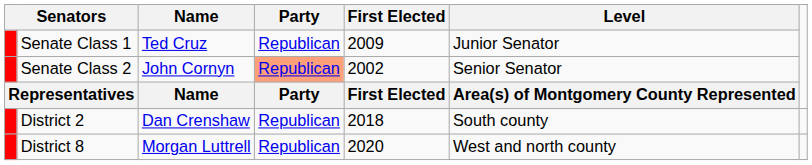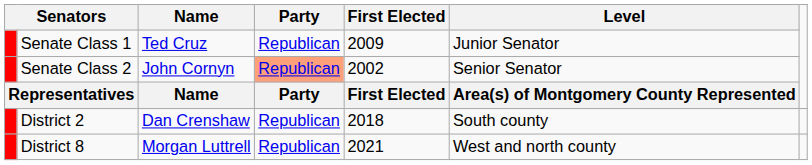(366, 146) 2020 -> (366, 146) 2021
